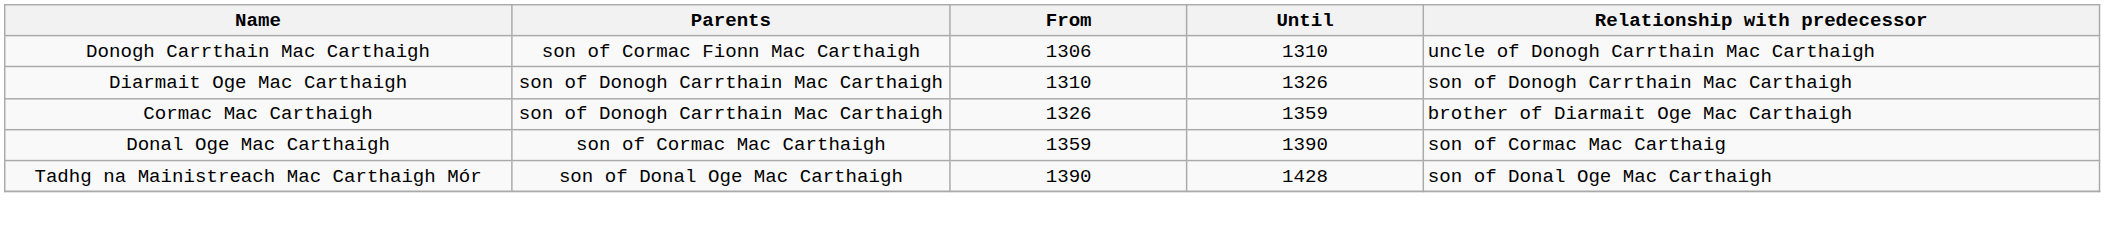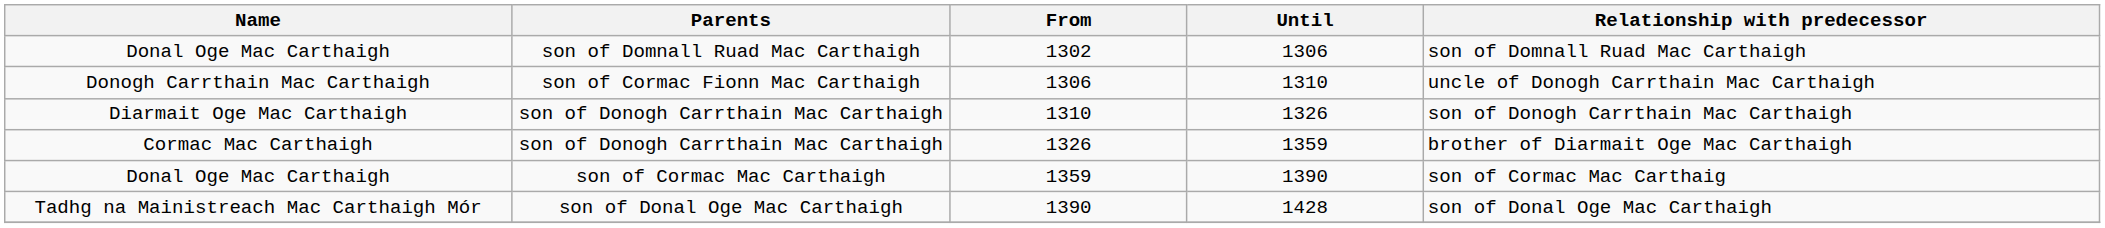+ row: (1069, 51)
